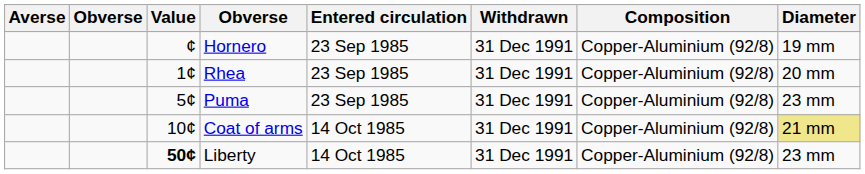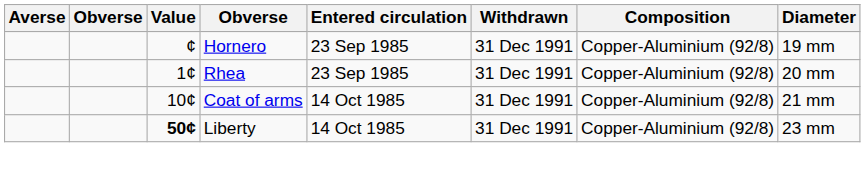- row: (226, 100)
(808, 127) khaki background -> (808, 100) no background
